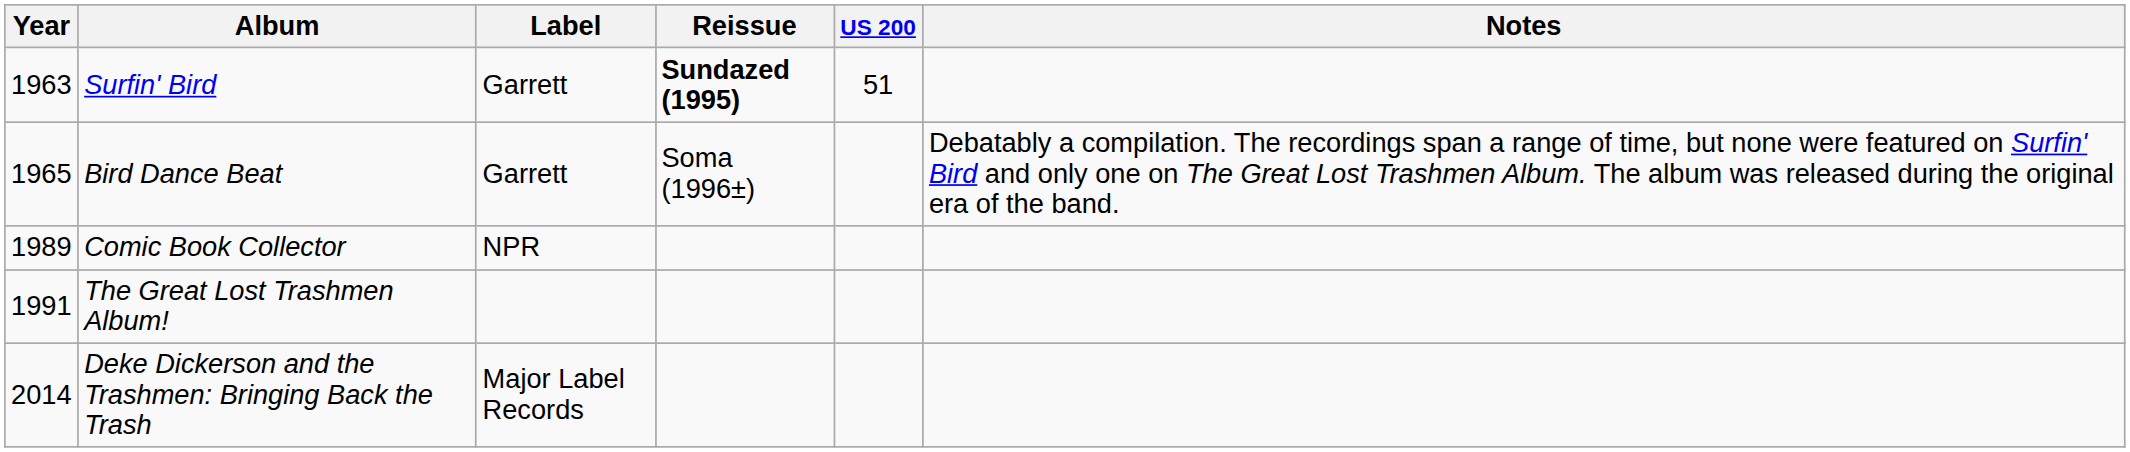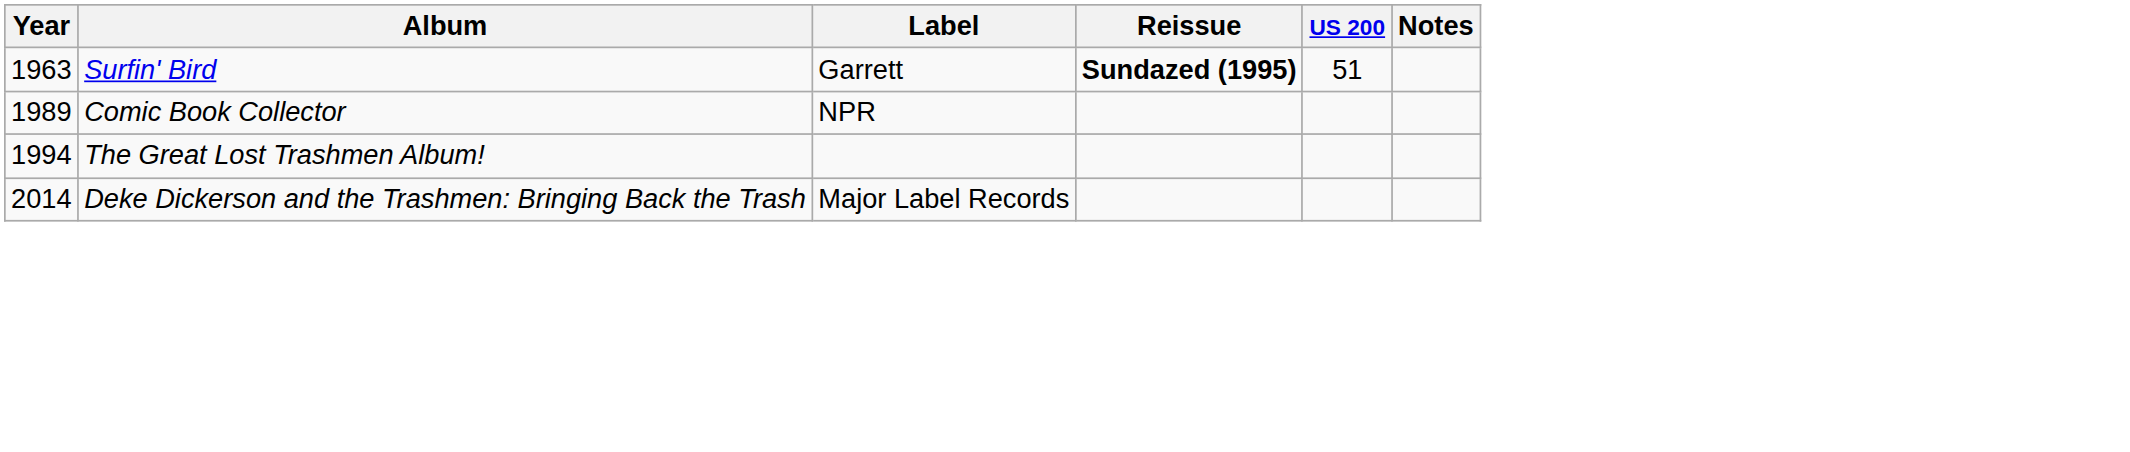- row: (183, 173)
(41, 305) 1991 -> (41, 155) 1994
